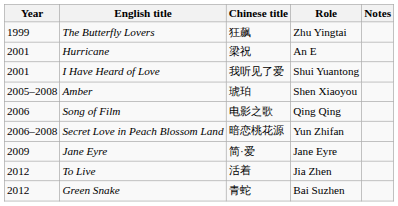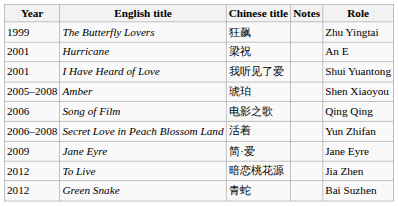columns swapped: (326, 13) <-> (378, 13)
(257, 131) 暗恋桃花源 -> (240, 131) 活着
(240, 170) 活着 -> (257, 170) 暗恋桃花源
